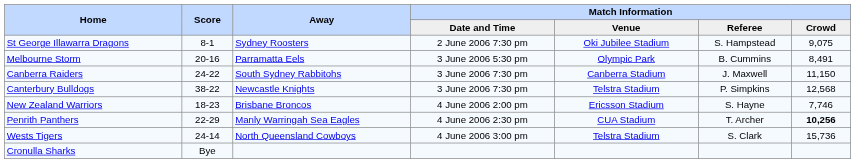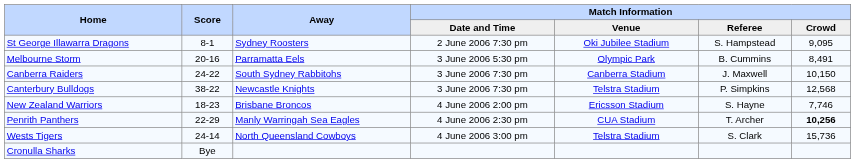(821, 43) 9,075 -> (821, 43) 9,095
(821, 74) 11,150 -> (821, 74) 10,150
